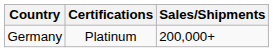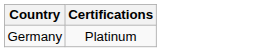- column: (212, 15)
